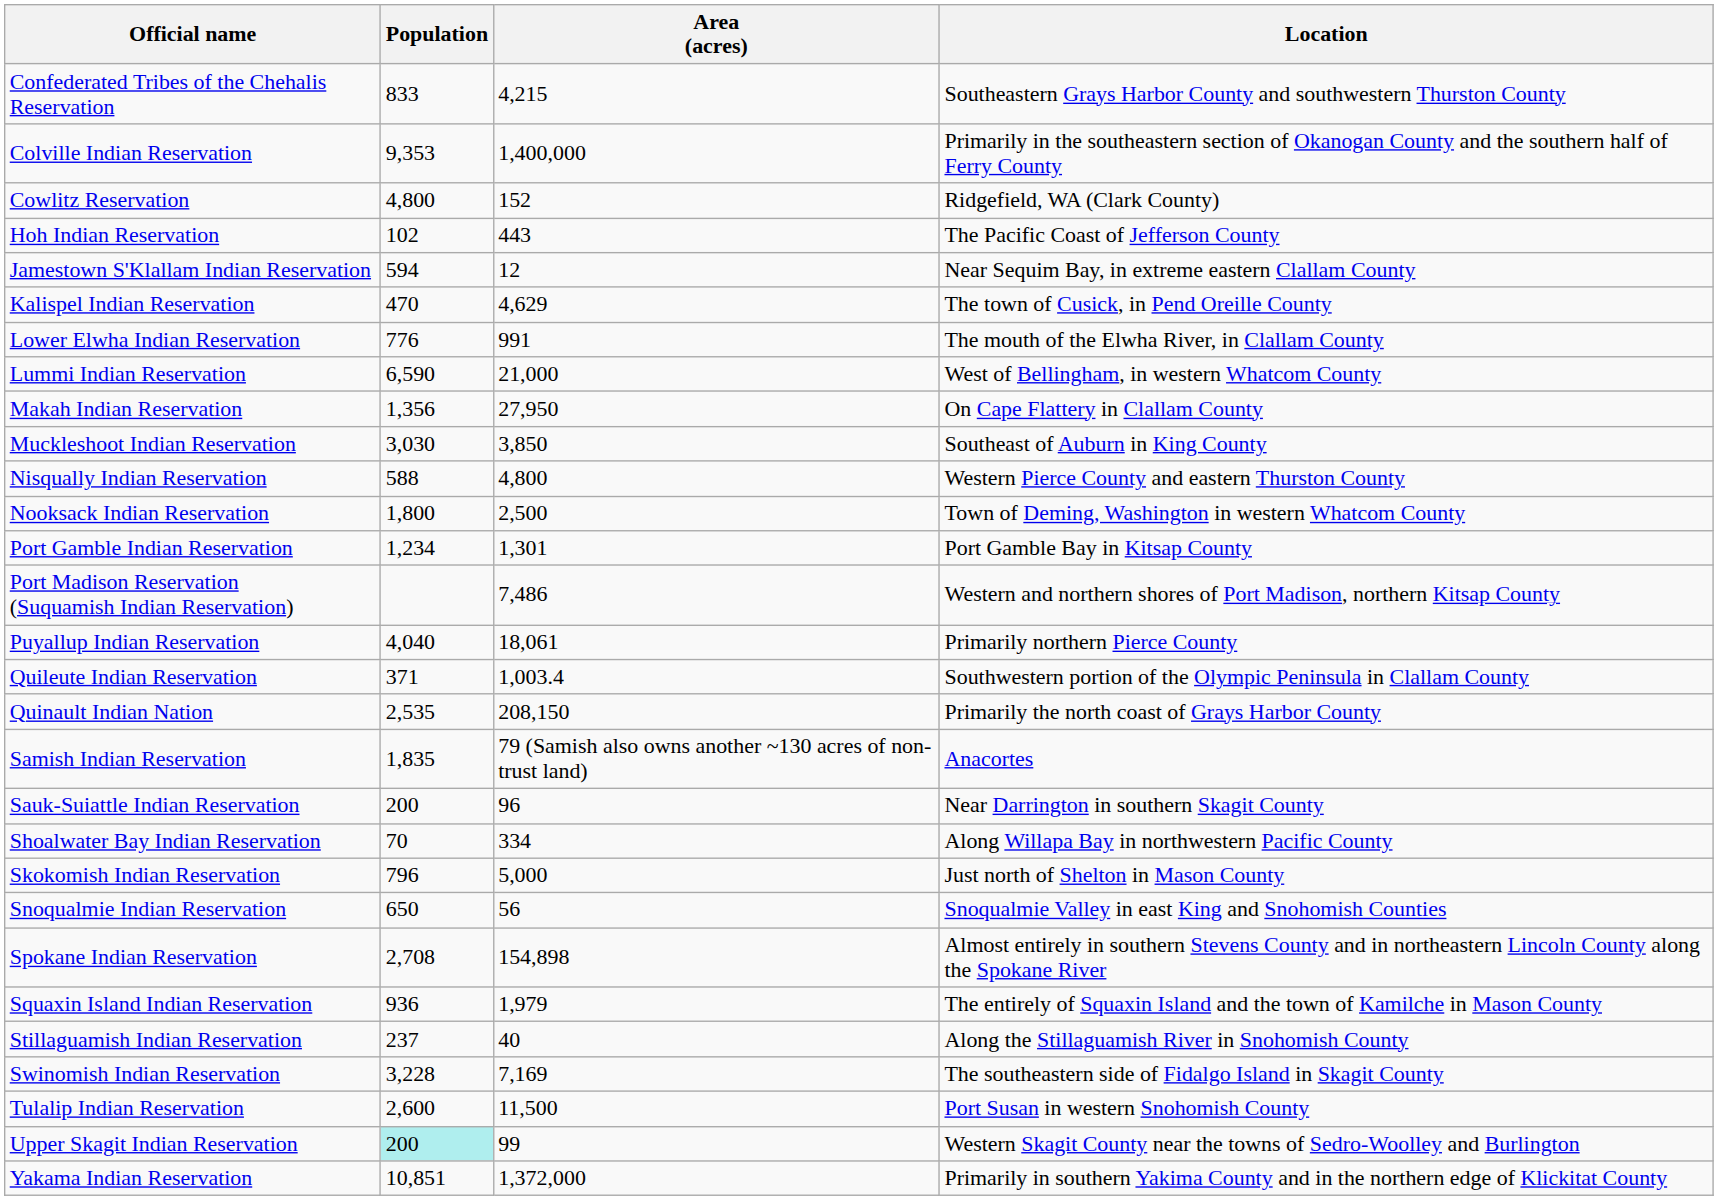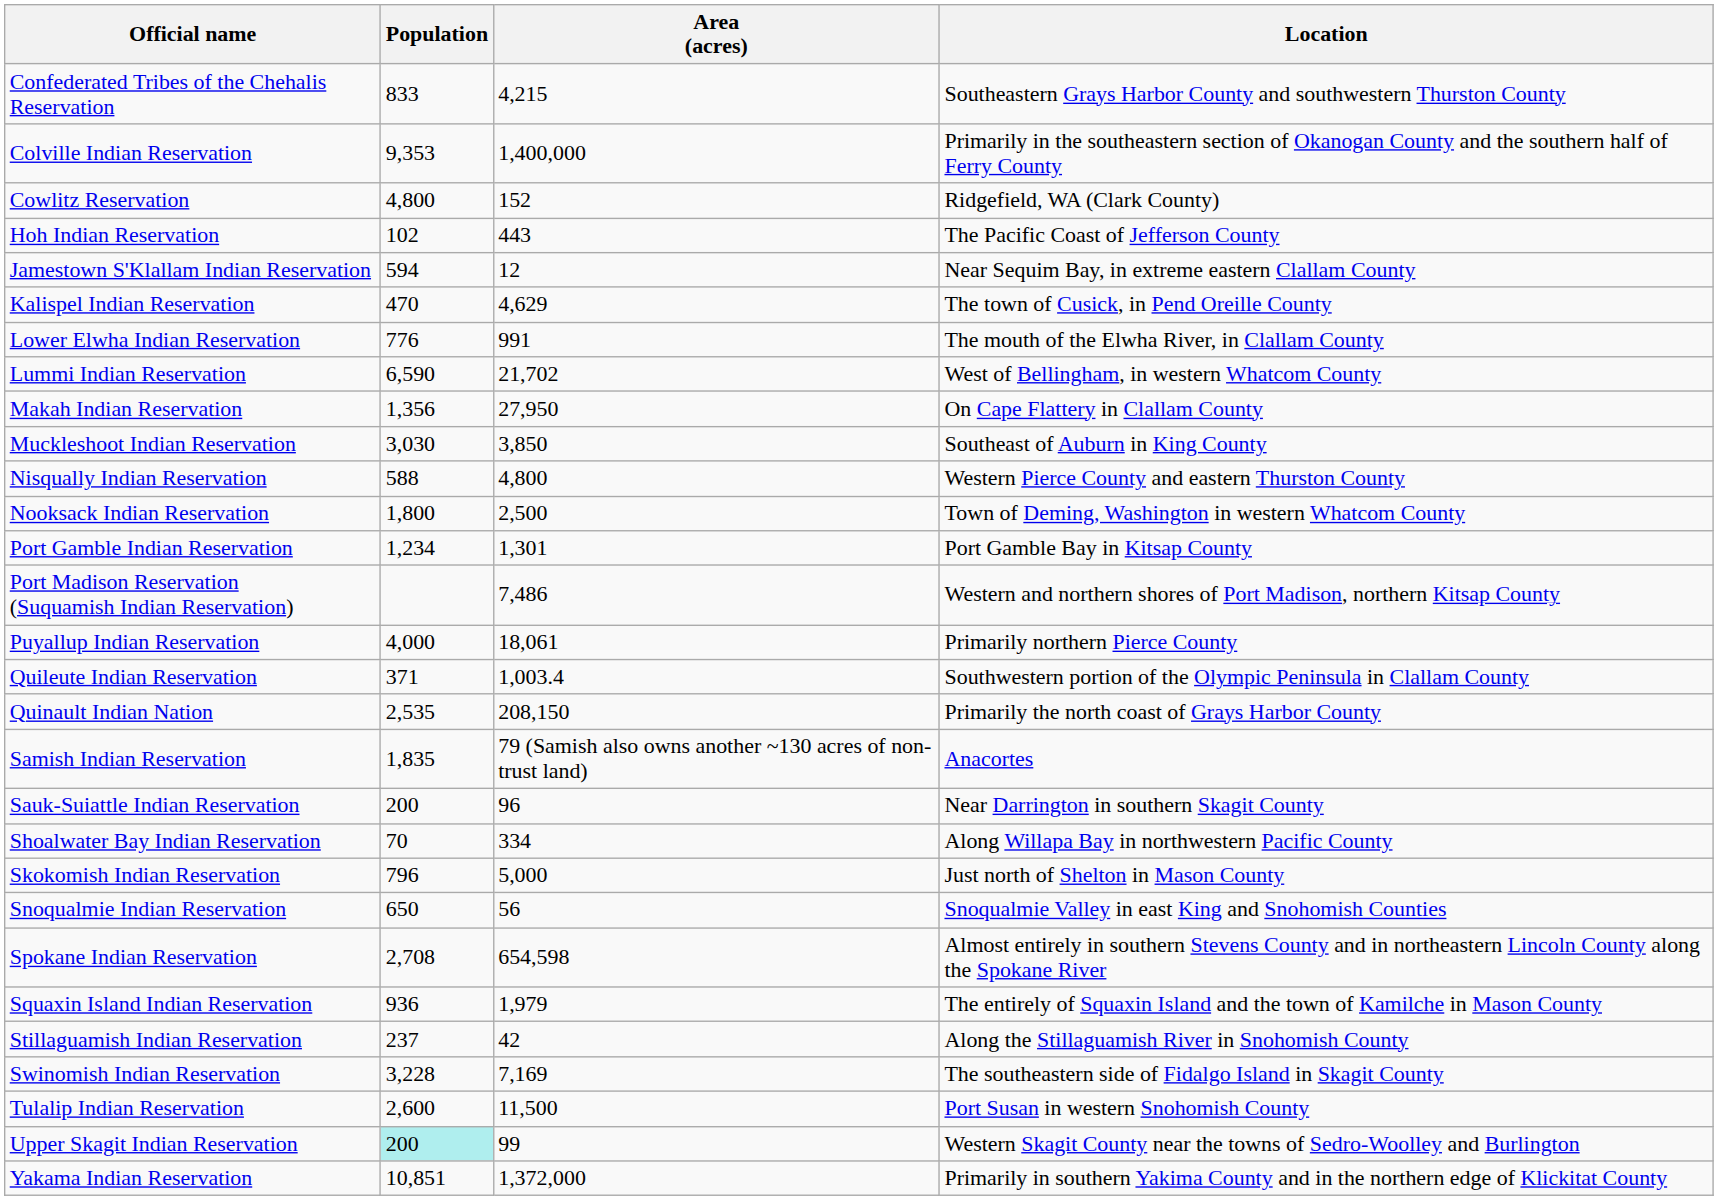(528, 373) 21,000 -> (528, 373) 21,702
(410, 641) 4,040 -> (410, 641) 4,000
(534, 957) 154,898 -> (534, 957) 654,598
(509, 1038) 40 -> (509, 1038) 42
